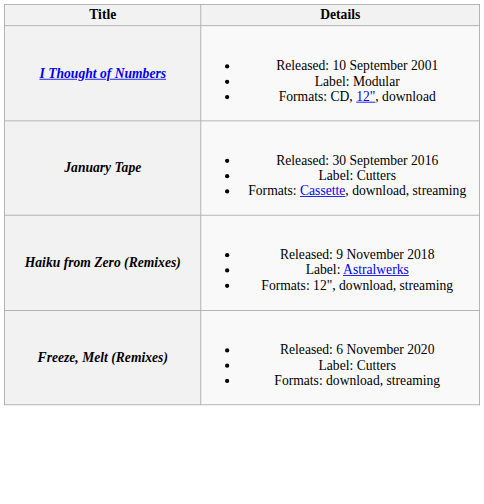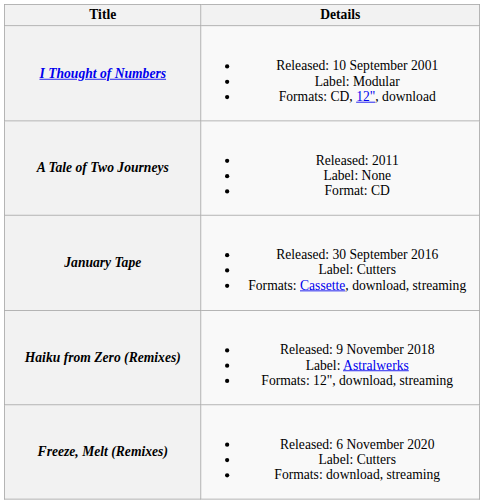+ row: (103, 168)
